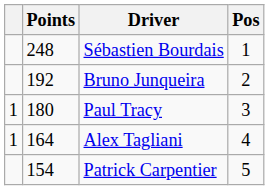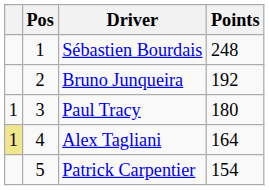columns swapped: (246, 19) <-> (51, 19)
(13, 140) no background -> (13, 140) khaki background
